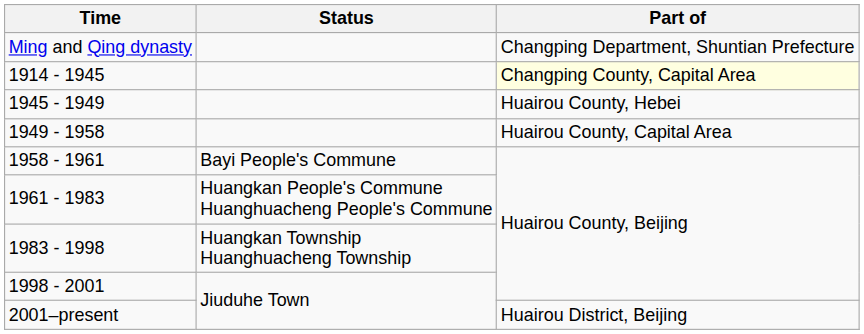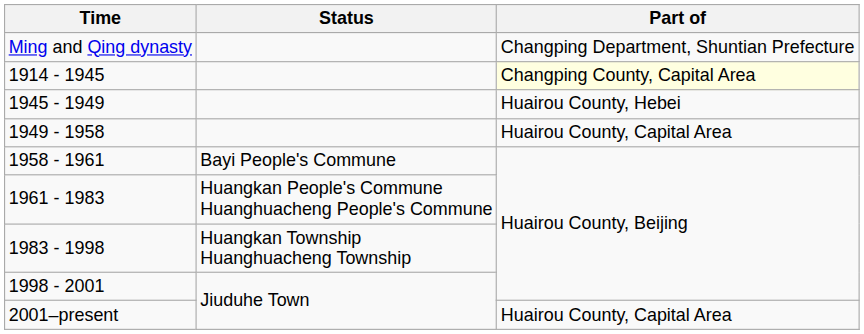(594, 314) Huairou District, Beijing -> (616, 314) Huairou County, Capital Area
